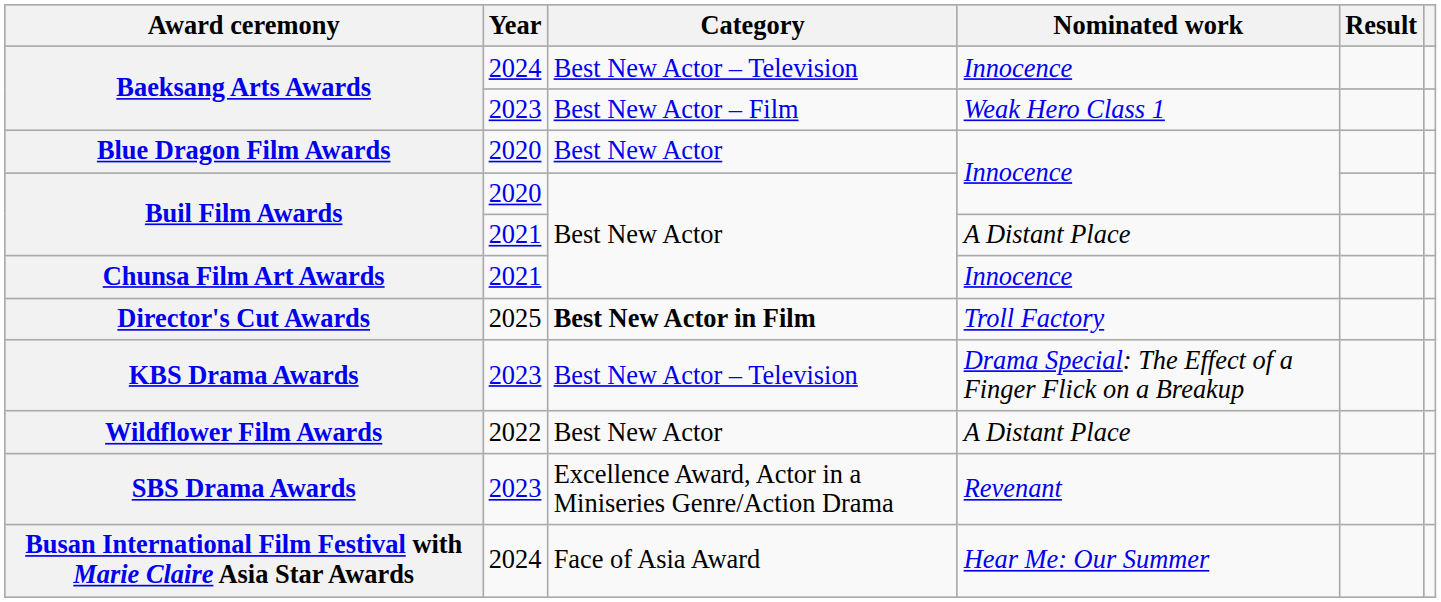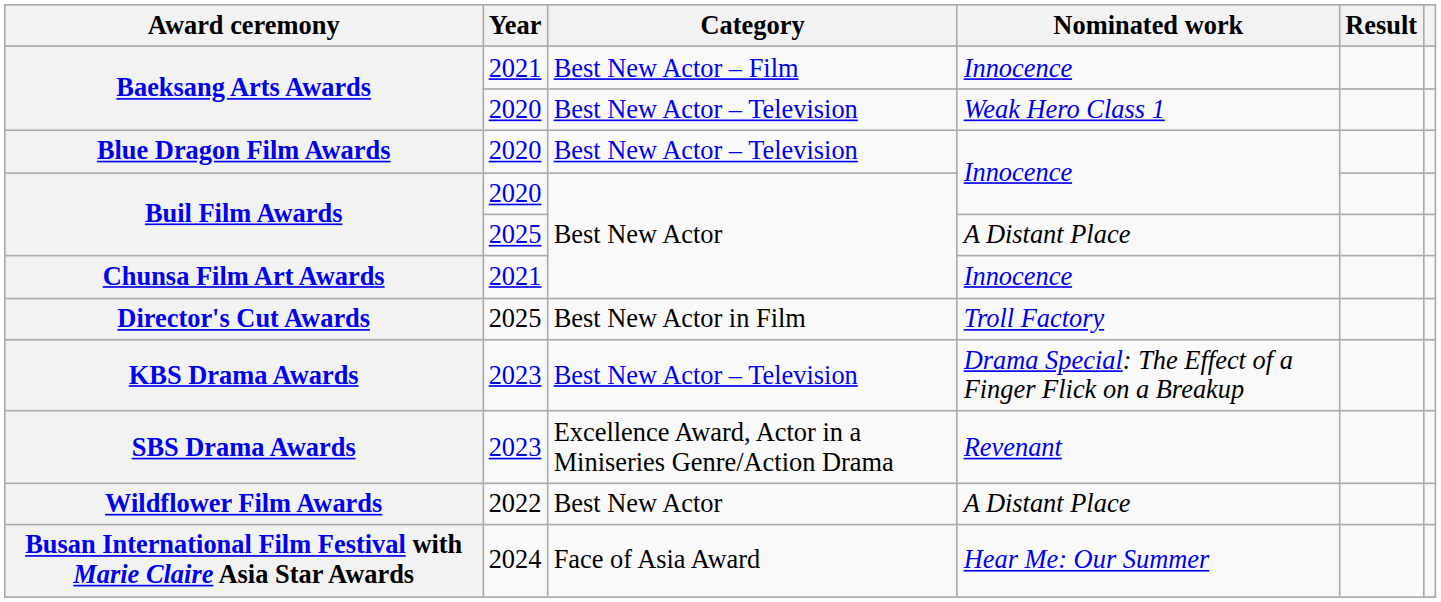(515, 67) 2024 -> (515, 67) 2021
(706, 67) Best New Actor – Television -> (676, 67) Best New Actor – Film
(515, 109) 2023 -> (515, 109) 2020
(676, 109) Best New Actor – Film -> (706, 109) Best New Actor – Television
(638, 151) Best New Actor -> (706, 151) Best New Actor – Television
(515, 234) 2021 -> (515, 234) 2025
(685, 318) bold -> (680, 318) normal
rows swapped: (244, 488) <-> (244, 431)
